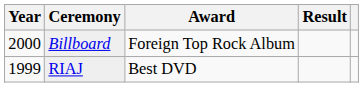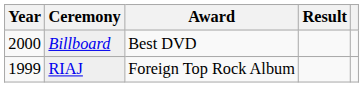(212, 43) Foreign Top Rock Album -> (162, 43) Best DVD
(162, 69) Best DVD -> (212, 69) Foreign Top Rock Album
